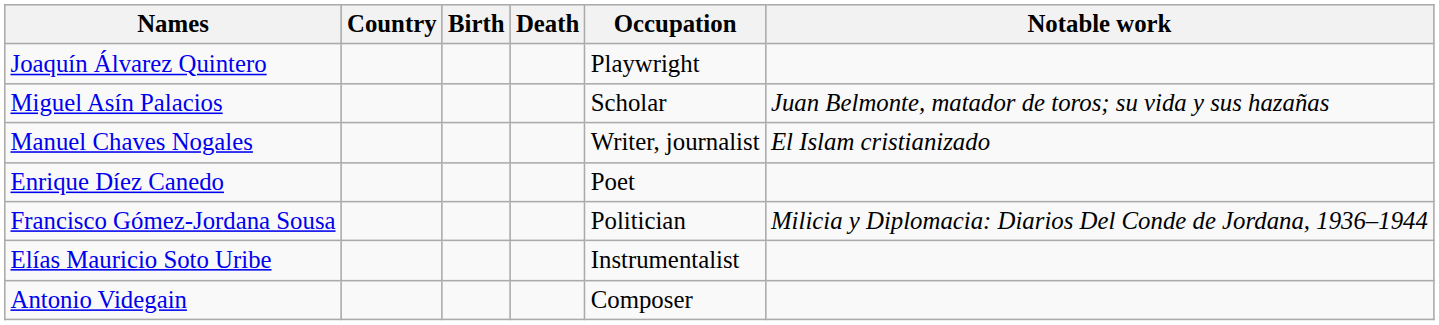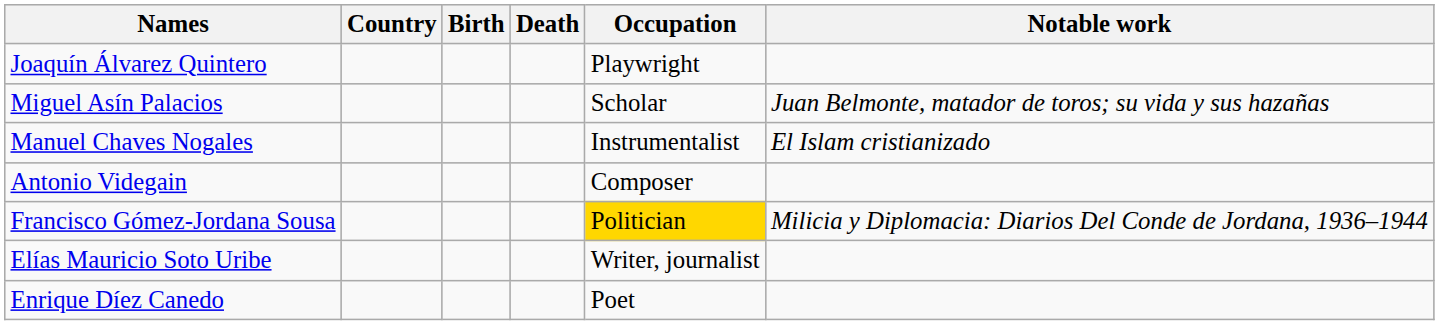(675, 142) Writer, journalist -> (665, 142) Instrumentalist
rows swapped: (117, 181) <-> (99, 299)
(638, 220) no background -> (638, 220) gold background
(665, 260) Instrumentalist -> (675, 260) Writer, journalist
